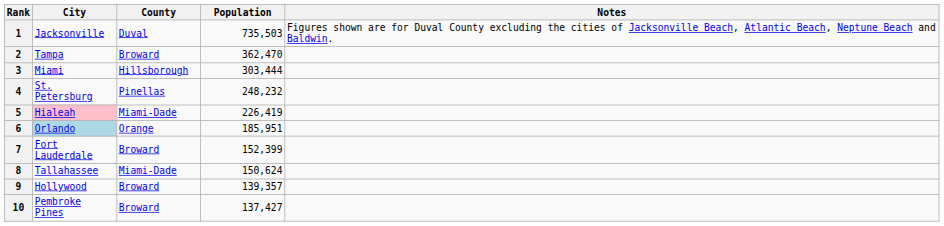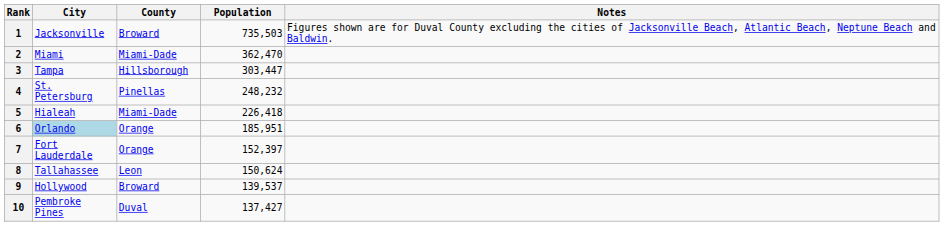(133, 33) Duval -> (139, 33) Broward
(49, 55) Tampa -> (49, 55) Miami
(139, 55) Broward -> (148, 55) Miami-Dade
(49, 70) Miami -> (49, 70) Tampa
(262, 70) 303,444 -> (262, 70) 303,447
(55, 113) pink background -> (55, 113) no background
(262, 113) 226,419 -> (262, 113) 226,418
(139, 150) Broward -> (136, 150) Orange
(262, 150) 152,399 -> (262, 150) 152,397
(148, 171) Miami-Dade -> (130, 171) Leon
(262, 187) 139,357 -> (262, 187) 139,537
(139, 208) Broward -> (133, 208) Duval
